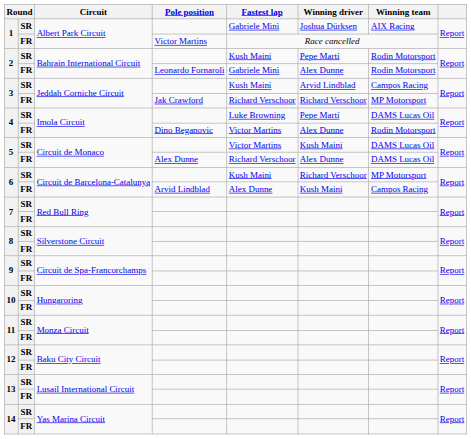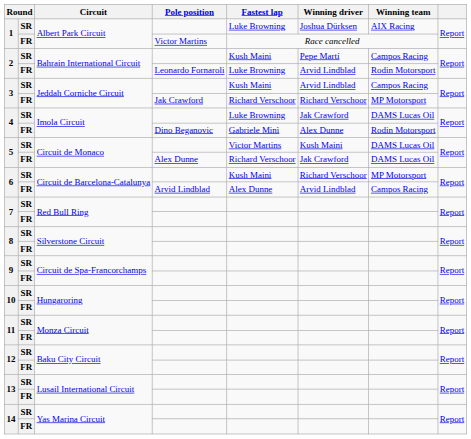(254, 26) Gabriele Minì -> (257, 26) Luke Browning
(403, 55) Rodin Motorsport -> (399, 55) Campos Racing
(254, 70) Gabriele Minì -> (257, 70) Luke Browning
(322, 70) Alex Dunne -> (328, 70) Arvid Lindblad
(320, 115) Pepe Martí -> (324, 115) Jak Crawford
(255, 129) Victor Martins -> (254, 129) Gabriele Minì
(322, 159) Alex Dunne -> (324, 159) Jak Crawford
(321, 189) Kush Maini -> (328, 189) Arvid Lindblad
